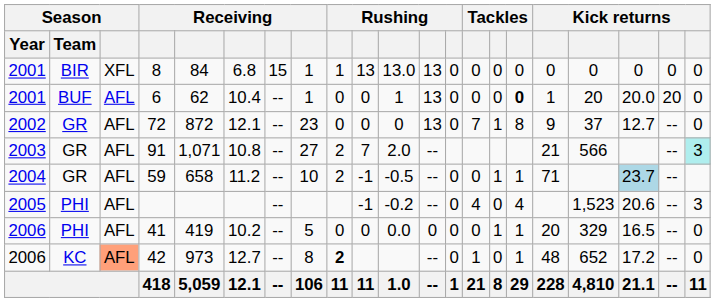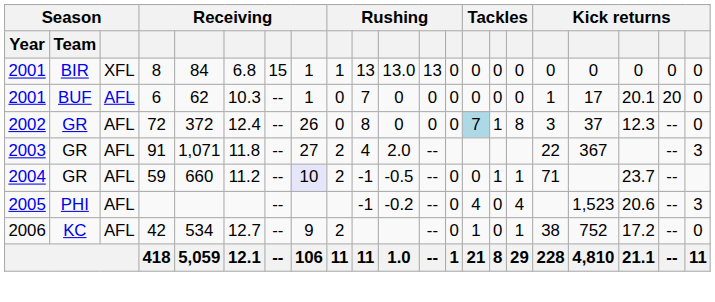(244, 97) 10.4 -> (244, 97) 10.3
(366, 97) 0 -> (366, 97) 7
(399, 97) 1 -> (399, 97) 0
(432, 97) 13 -> (432, 97) 0
(519, 97) bold -> (519, 97) normal
(593, 97) 20 -> (593, 97) 17
(638, 97) 20.0 -> (638, 97) 20.1
(199, 124) 872 -> (199, 124) 372
(244, 124) 12.1 -> (244, 124) 12.4
(309, 124) 23 -> (309, 124) 26
(366, 124) 0 -> (366, 124) 8
(432, 124) 13 -> (432, 124) 0
(476, 124) no background -> (476, 124) lightblue background
(551, 124) 9 -> (551, 124) 3
(638, 124) 12.7 -> (638, 124) 12.3
(244, 151) 10.8 -> (244, 151) 11.8
(366, 151) 7 -> (366, 151) 4
(551, 151) 21 -> (551, 151) 22
(593, 151) 566 -> (593, 151) 367
(698, 151) paleturquoise background -> (698, 151) no background
(199, 177) 658 -> (199, 177) 660
(309, 177) no background -> (309, 177) lavender background
(638, 177) lightblue background -> (638, 177) no background
- row: (156, 230)
(119, 257) lightsalmon background -> (119, 230) no background
(199, 257) 973 -> (199, 230) 534
(309, 257) 8 -> (309, 230) 9
(340, 257) bold -> (340, 230) normal
(551, 257) 48 -> (551, 230) 38
(593, 257) 652 -> (593, 230) 752
